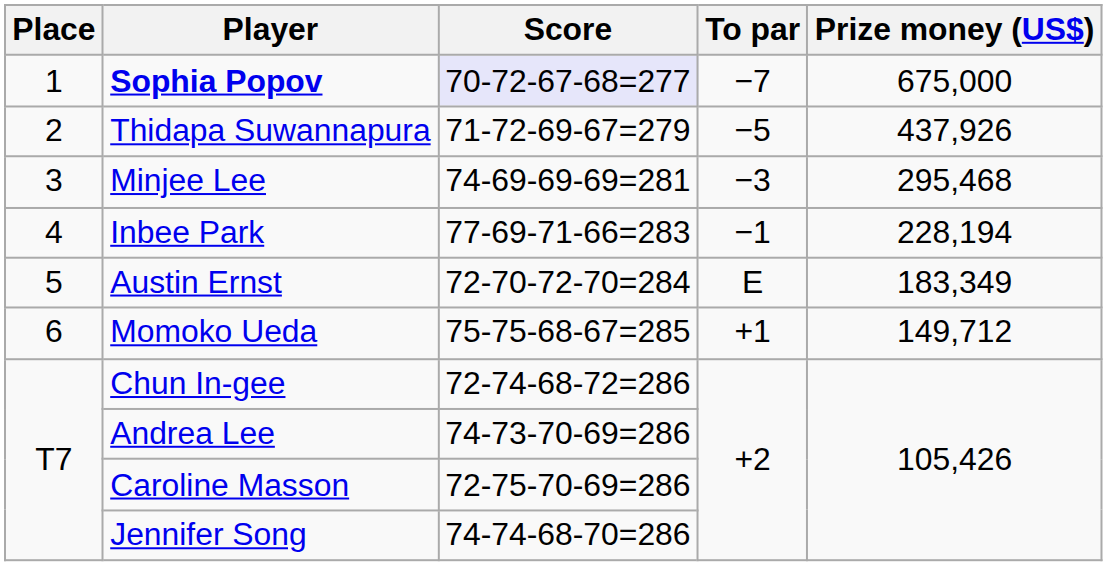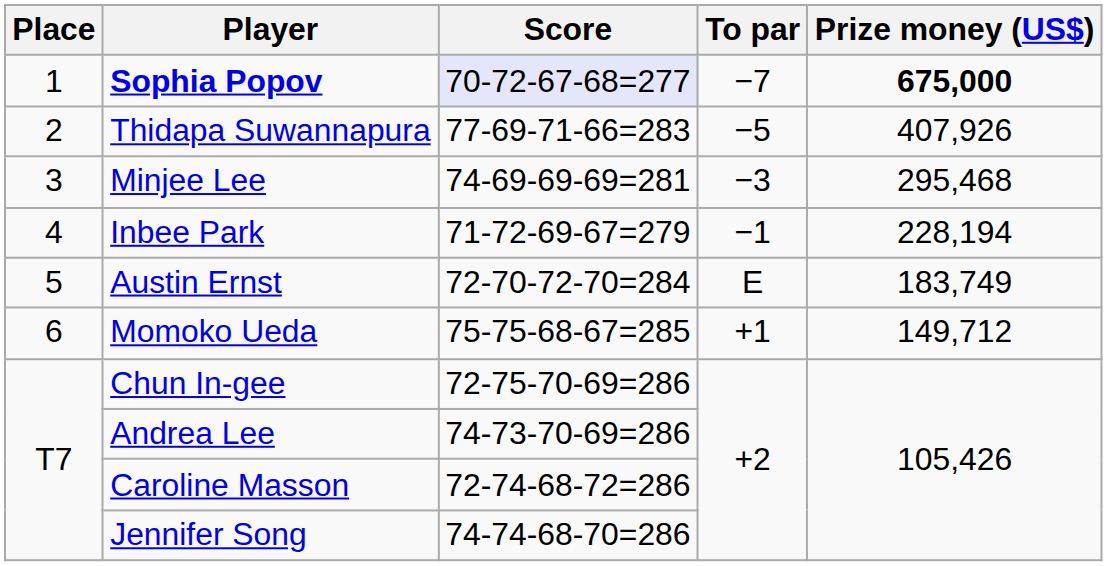(955, 80) normal -> (955, 80) bold
(568, 130) 71-72-69-67=279 -> (568, 130) 77-69-71-66=283
(955, 130) 437,926 -> (955, 130) 407,926
(568, 231) 77-69-71-66=283 -> (568, 231) 71-72-69-67=279
(955, 282) 183,349 -> (955, 282) 183,749
(568, 383) 72-74-68-72=286 -> (568, 383) 72-75-70-69=286
(568, 484) 72-75-70-69=286 -> (568, 484) 72-74-68-72=286
